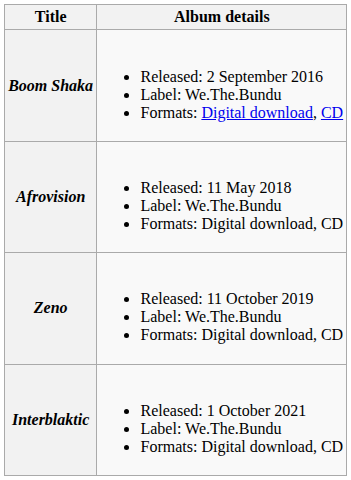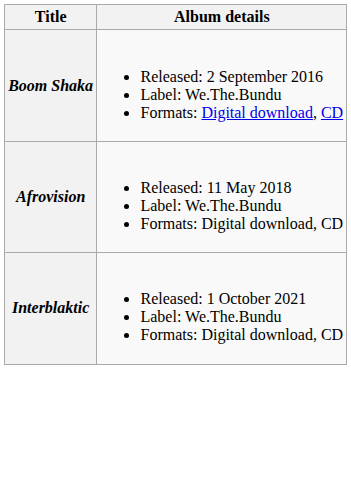- row: (51, 308)
